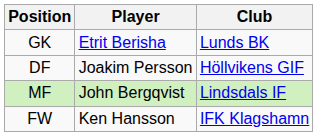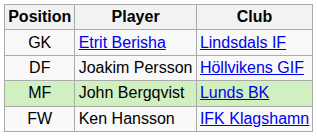(235, 42) Lunds BK -> (243, 42) Lindsdals IF
(243, 93) Lindsdals IF -> (235, 93) Lunds BK
